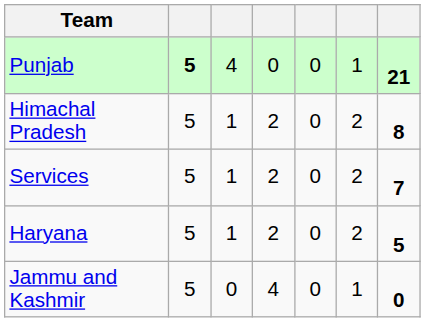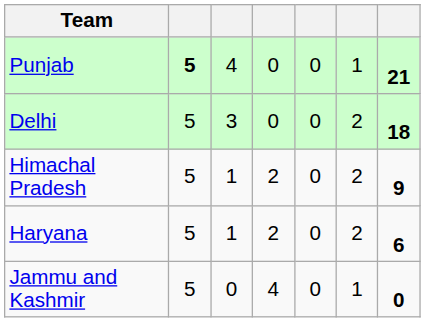+ row: (33, 121)
(399, 132) 8 -> (399, 188) 9
- row: (49, 177)
(399, 244) 5 -> (399, 244) 6
